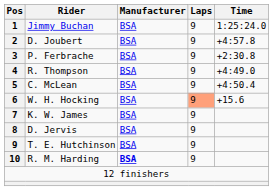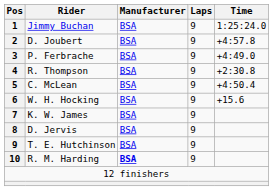(236, 56) +2:30.8 -> (236, 56) +4:49.0
(236, 71) +4:49.0 -> (236, 71) +2:30.8
(193, 101) lightsalmon background -> (193, 101) no background
